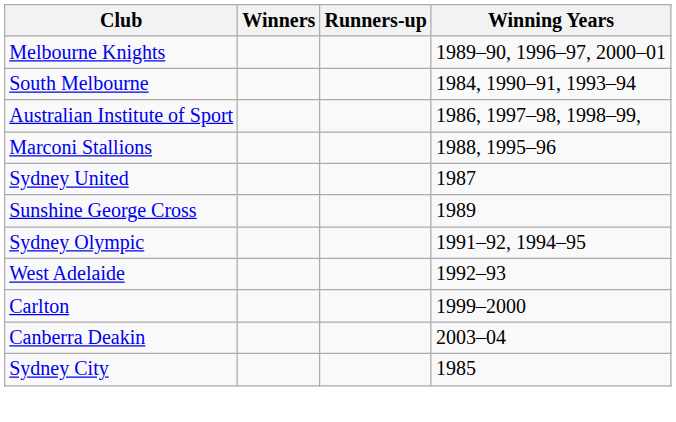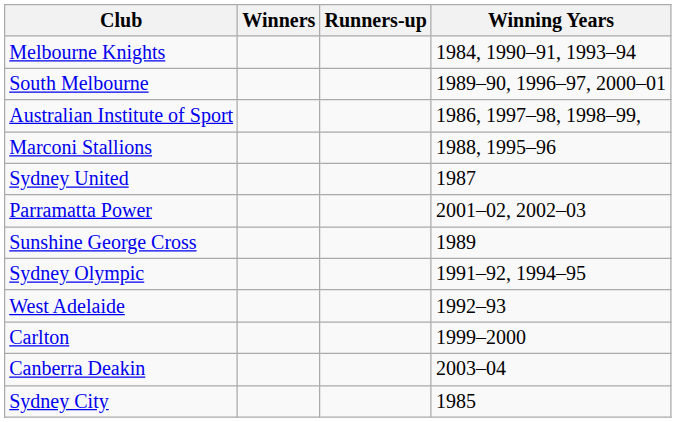(551, 52) 1989–90, 1996–97, 2000–01 -> (536, 52) 1984, 1990–91, 1993–94
(536, 83) 1984, 1990–91, 1993–94 -> (551, 83) 1989–90, 1996–97, 2000–01
+ row: (81, 210)
